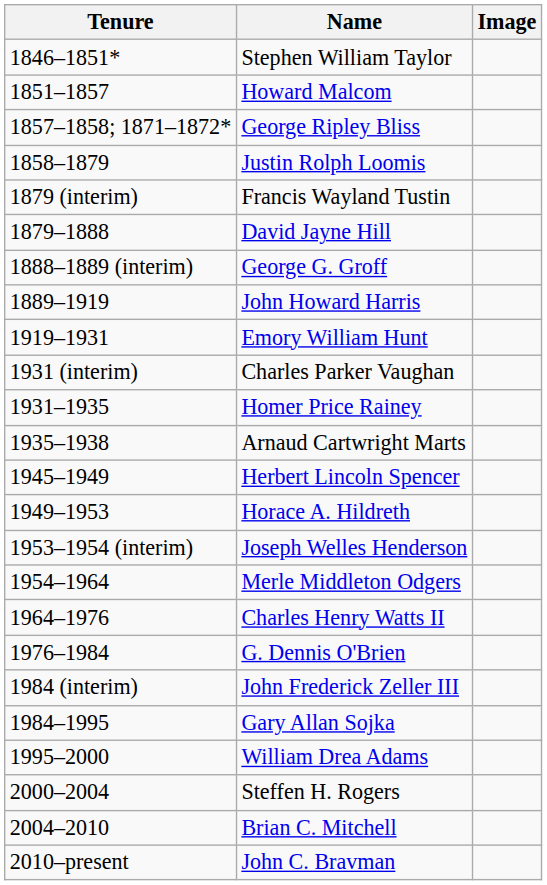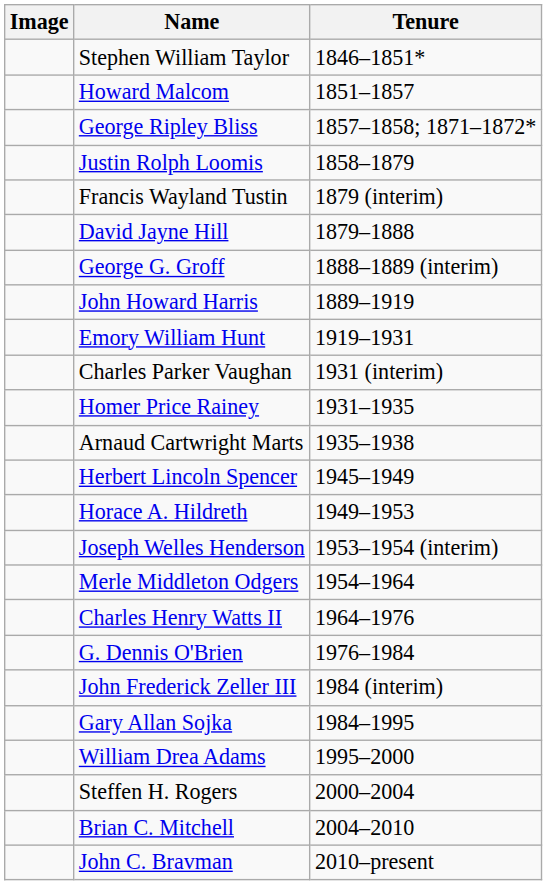columns swapped: (507, 22) <-> (120, 22)
